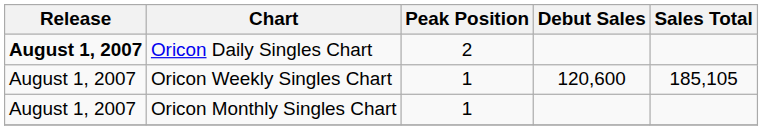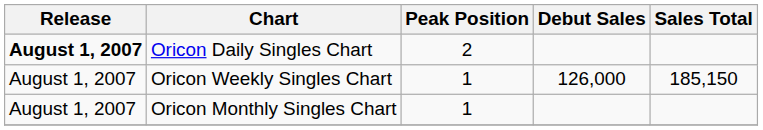(592, 79) 120,600 -> (592, 79) 126,000
(704, 79) 185,105 -> (704, 79) 185,150
